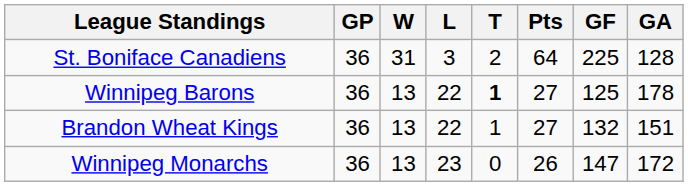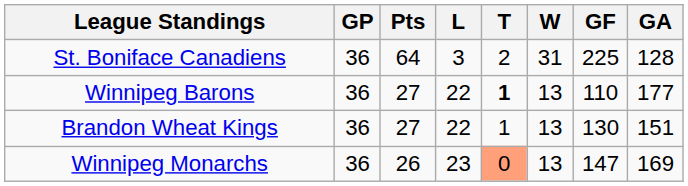columns swapped: (403, 22) <-> (545, 22)
(600, 92) 125 -> (600, 92) 110
(655, 92) 178 -> (655, 92) 177
(600, 127) 132 -> (600, 127) 130
(495, 163) no background -> (504, 163) lightsalmon background
(655, 163) 172 -> (655, 163) 169
